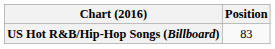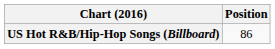(246, 33) 83 -> (246, 33) 86
